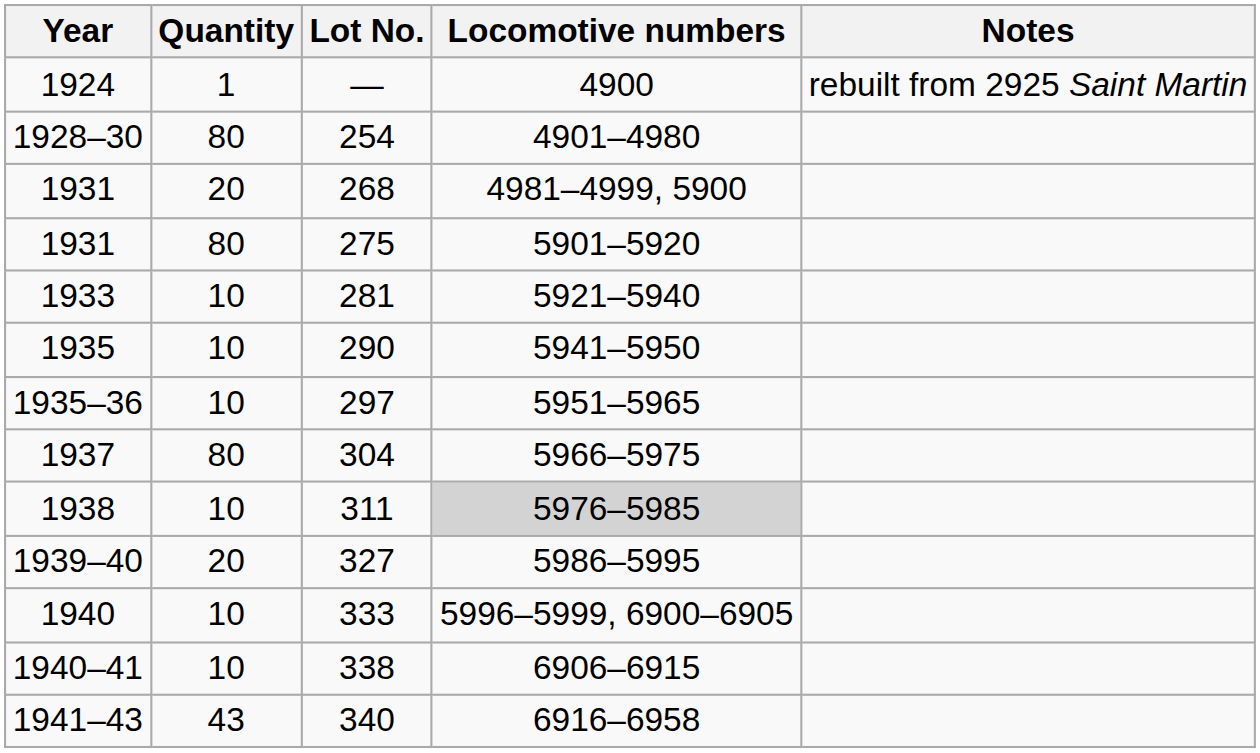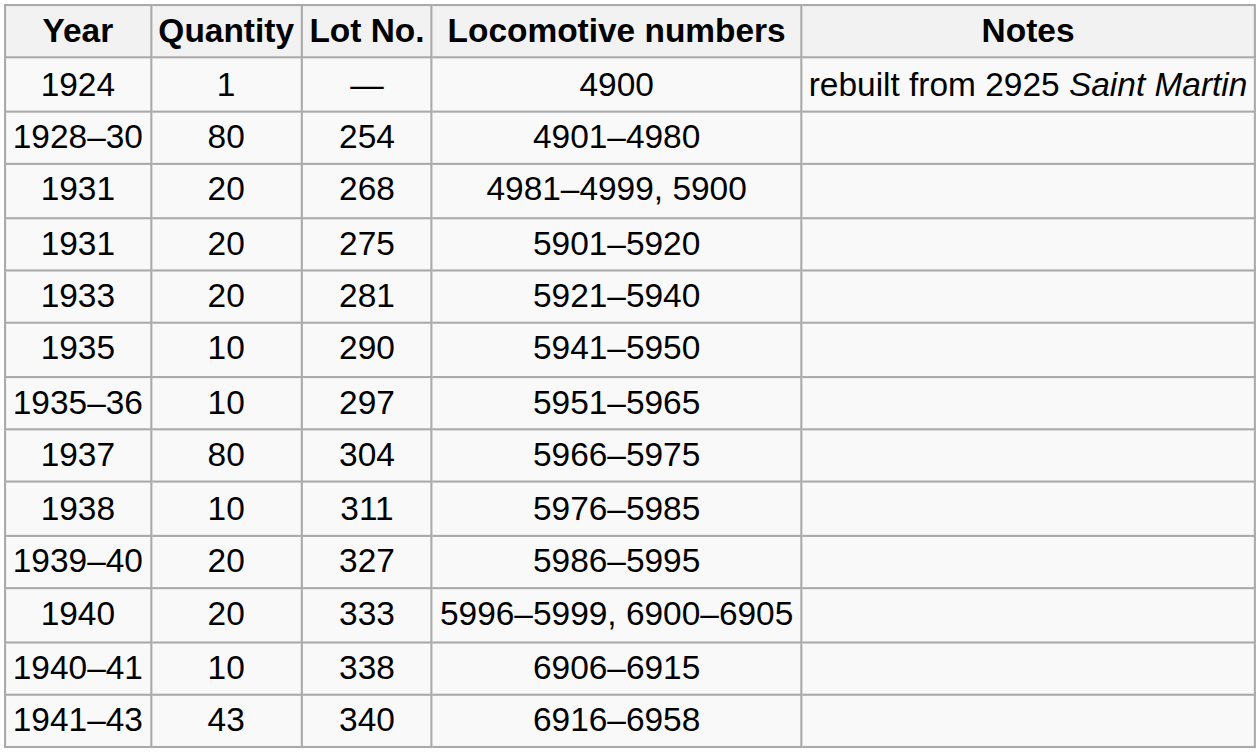(226, 243) 80 -> (226, 243) 20
(226, 296) 10 -> (226, 296) 20
(617, 508) lightgrey background -> (617, 508) no background
(226, 614) 10 -> (226, 614) 20
